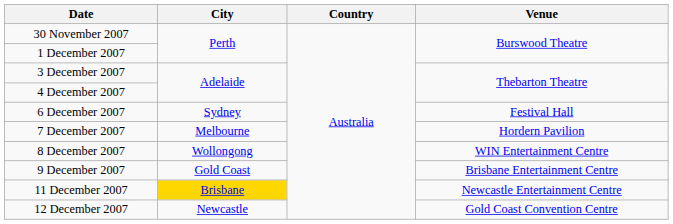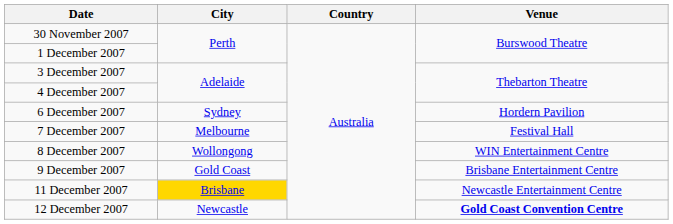(542, 111) Festival Hall -> (542, 111) Hordern Pavilion
(542, 131) Hordern Pavilion -> (542, 131) Festival Hall
(542, 209) normal -> (542, 209) bold
